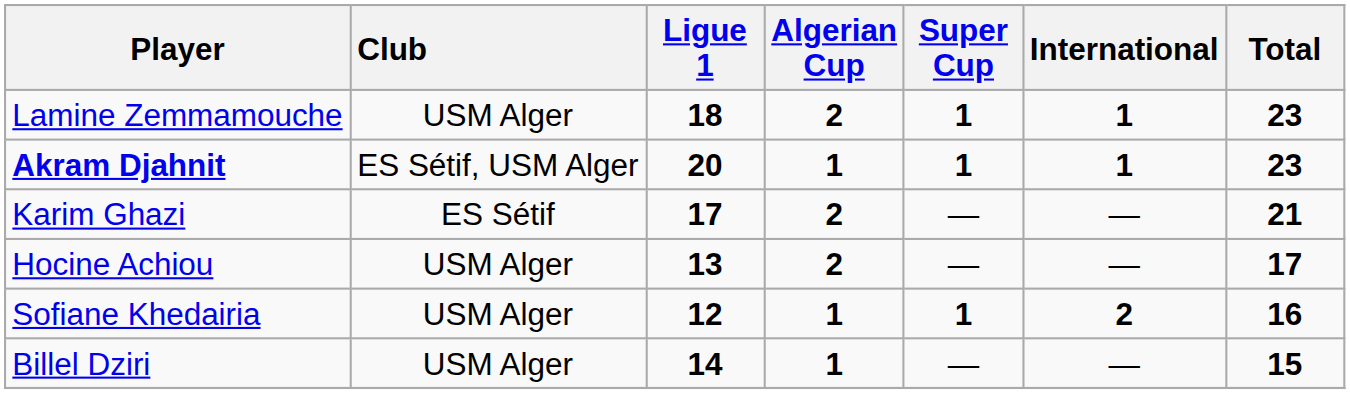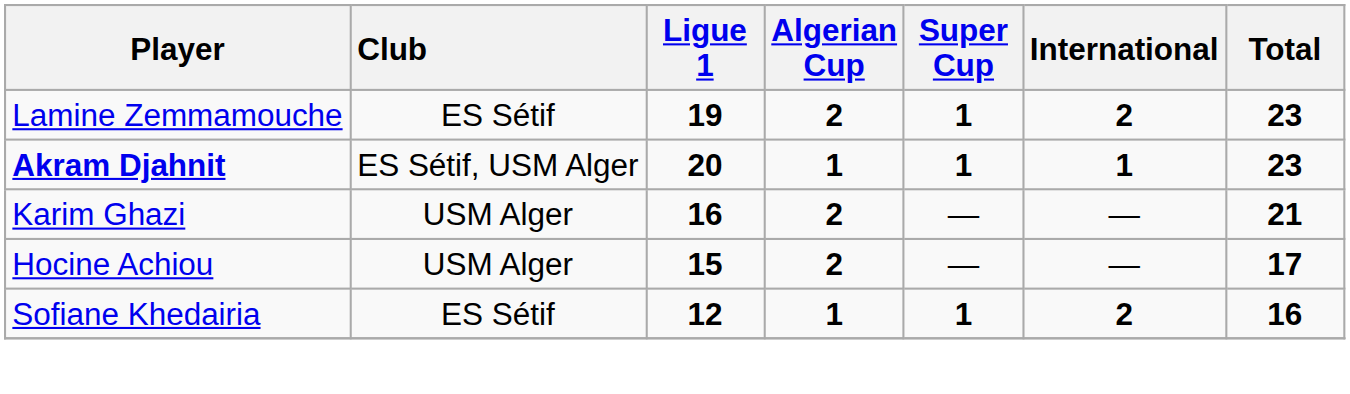(498, 115) USM Alger -> (498, 115) ES Sétif
(705, 115) 18 -> (705, 115) 19
(1124, 115) 1 -> (1124, 115) 2
(498, 215) ES Sétif -> (498, 215) USM Alger
(705, 215) 17 -> (705, 215) 16
(705, 265) 13 -> (705, 265) 15
(498, 314) USM Alger -> (498, 314) ES Sétif
- row: (81, 364)
